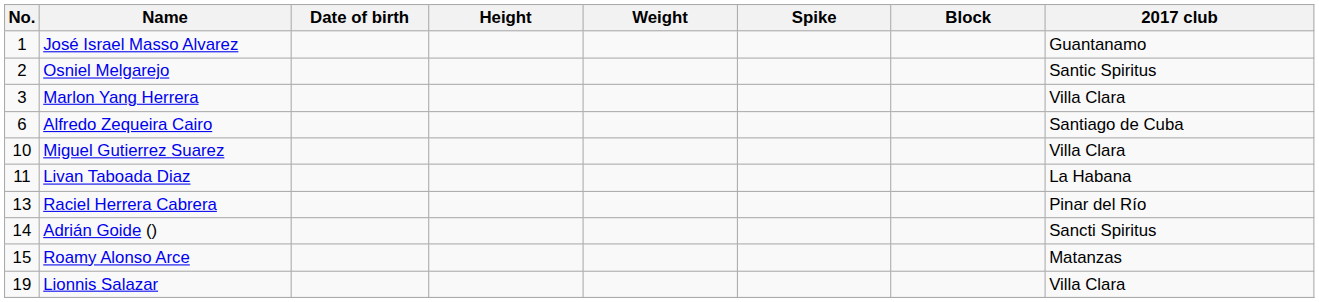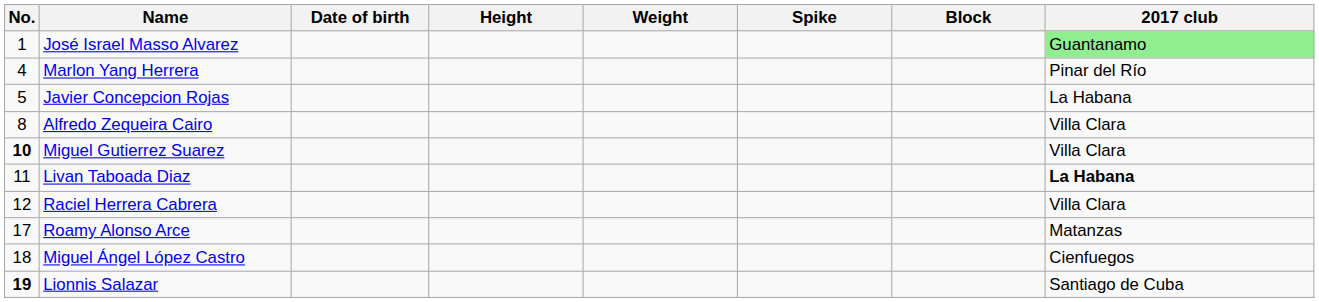(1098, 44) no background -> (1098, 44) lightgreen background
- row: (106, 71)
(22, 97) 3 -> (22, 71) 4
(1087, 97) Villa Clara -> (1098, 71) Pinar del Río
+ row: (136, 97)
(22, 124) 6 -> (22, 124) 8
(1116, 124) Santiago de Cuba -> (1087, 124) Villa Clara
(22, 151) normal -> (22, 151) bold
(1090, 177) normal -> (1092, 177) bold
(22, 204) 13 -> (22, 204) 12
(1098, 204) Pinar del Río -> (1087, 204) Villa Clara
- row: (100, 230)
(22, 257) 15 -> (22, 230) 17
+ row: (144, 257)
(22, 284) normal -> (22, 284) bold
(1087, 284) Villa Clara -> (1117, 284) Santiago de Cuba
